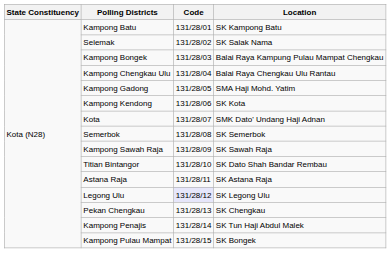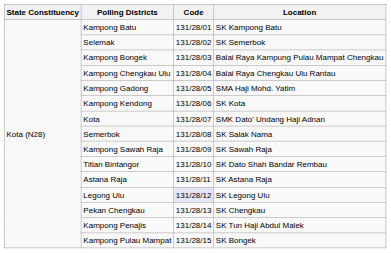(244, 43) SK Salak Nama -> (240, 43) SK Semerbok
(240, 134) SK Semerbok -> (244, 134) SK Salak Nama
